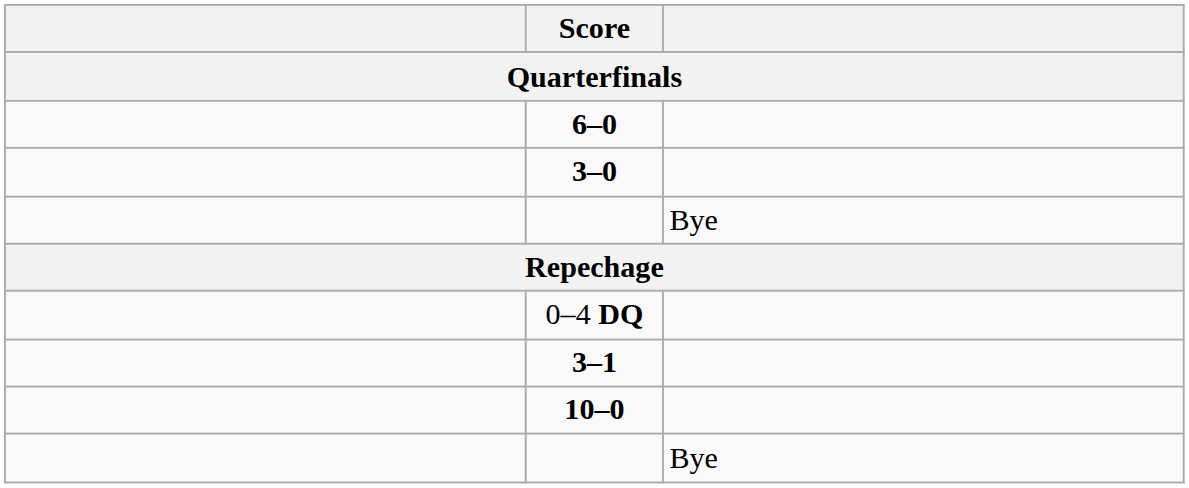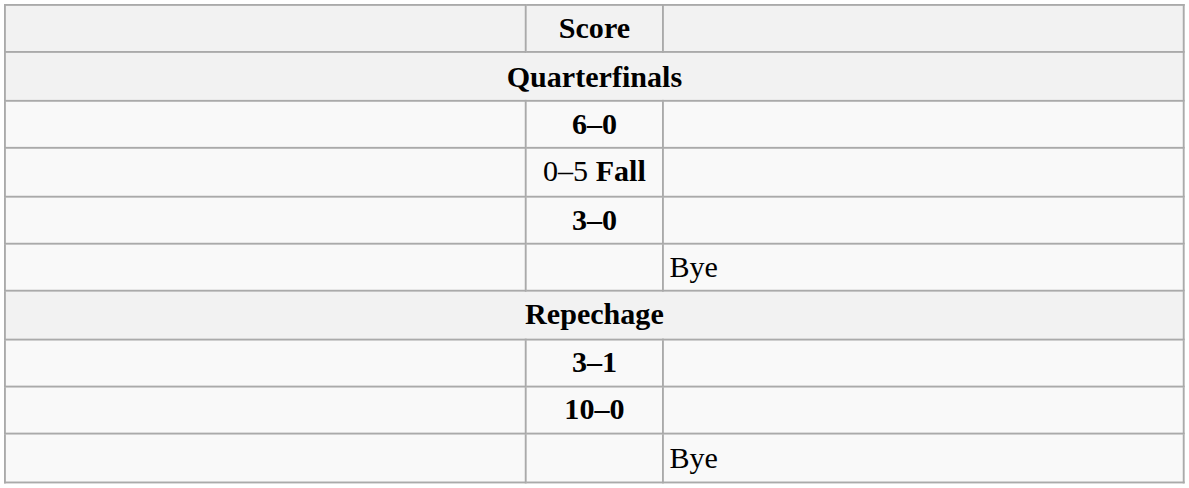+ row: (594, 171)
- row: (594, 314)
